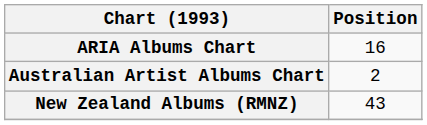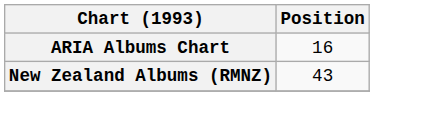- row: (167, 76)
